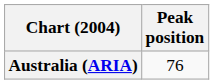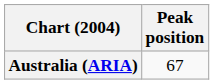(175, 65) 76 -> (175, 65) 67
